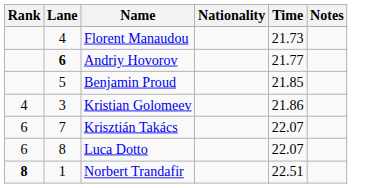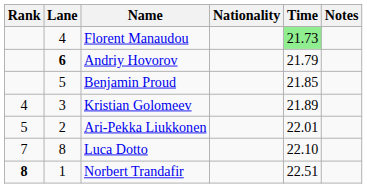(288, 37) no background -> (303, 37) lightgreen background
(288, 60) 21.77 -> (303, 60) 21.79
(288, 104) 21.86 -> (303, 104) 21.89
+ row: (145, 127)
- row: (131, 127)
(24, 149) 6 -> (24, 149) 7
(288, 149) 22.07 -> (303, 149) 22.10
